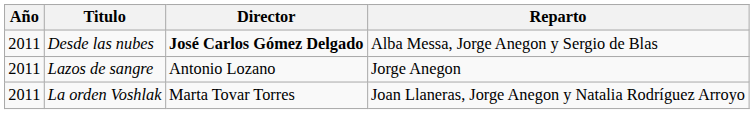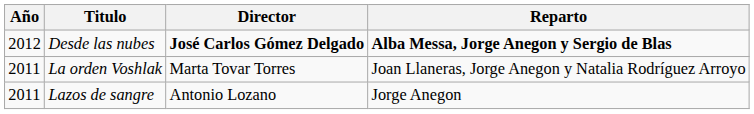(24, 43) 2011 -> (25, 43) 2012
(514, 43) normal -> (522, 43) bold
rows swapped: (105, 95) <-> (101, 69)
